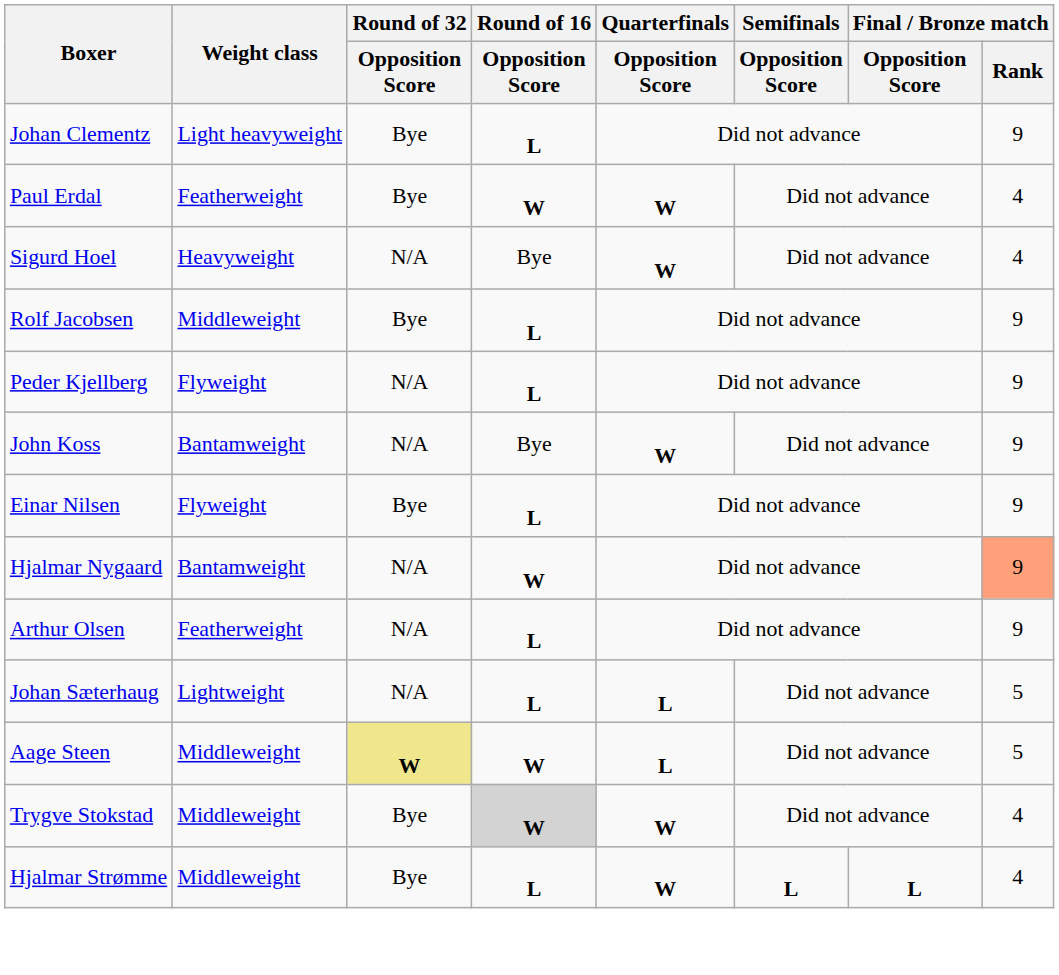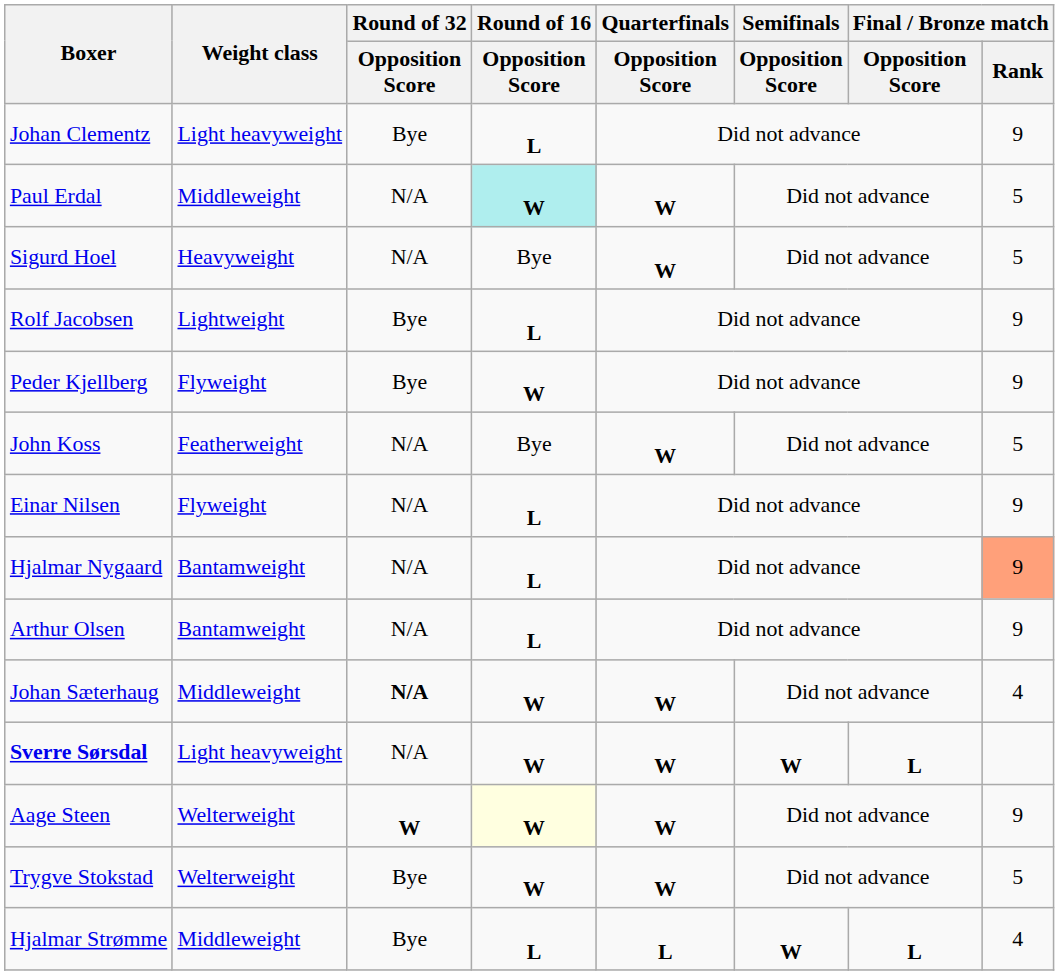(240, 195) Featherweight -> (239, 195) Middleweight
(410, 195) Bye -> (410, 195) N/A
(534, 208) no background -> (534, 208) paleturquoise background
(1018, 195) 4 -> (1018, 195) 5
(1018, 257) 4 -> (1018, 257) 5
(239, 319) Middleweight -> (231, 319) Lightweight
(410, 381) N/A -> (410, 381) Bye
(534, 394) L -> (534, 394) W
(241, 443) Bantamweight -> (240, 443) Featherweight
(1018, 443) 9 -> (1018, 443) 5
(410, 505) Bye -> (410, 505) N/A
(534, 580) W -> (534, 580) L
(240, 629) Featherweight -> (241, 629) Bantamweight
(231, 691) Lightweight -> (239, 691) Middleweight
(410, 691) normal -> (410, 691) bold
(534, 704) L -> (534, 704) W
(665, 704) L -> (665, 704) W
(1018, 691) 5 -> (1018, 691) 4
+ row: (79, 753)
(239, 753) Middleweight -> (236, 815) Welterweight
(410, 766) khaki background -> (410, 828) no background
(534, 766) no background -> (534, 828) lightyellow background
(665, 766) L -> (665, 828) W
(1018, 753) 5 -> (1018, 815) 9
(239, 815) Middleweight -> (236, 877) Welterweight
(534, 828) lightgrey background -> (534, 890) no background
(1018, 815) 4 -> (1018, 877) 5
(665, 890) W -> (665, 952) L
(791, 890) L -> (791, 952) W
